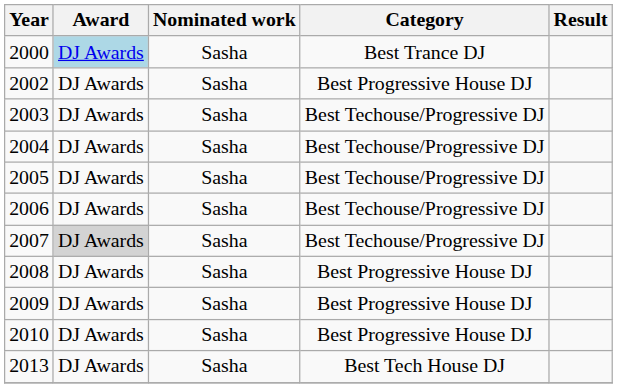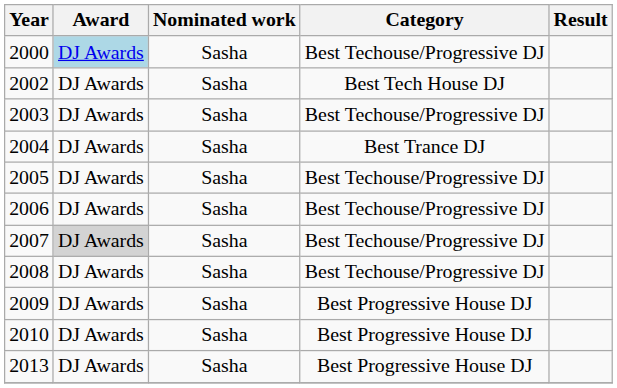(425, 51) Best Trance DJ -> (425, 51) Best Techouse/Progressive DJ
(425, 83) Best Progressive House DJ -> (425, 83) Best Tech House DJ
(425, 146) Best Techouse/Progressive DJ -> (425, 146) Best Trance DJ
(425, 271) Best Progressive House DJ -> (425, 271) Best Techouse/Progressive DJ
(425, 366) Best Tech House DJ -> (425, 366) Best Progressive House DJ
